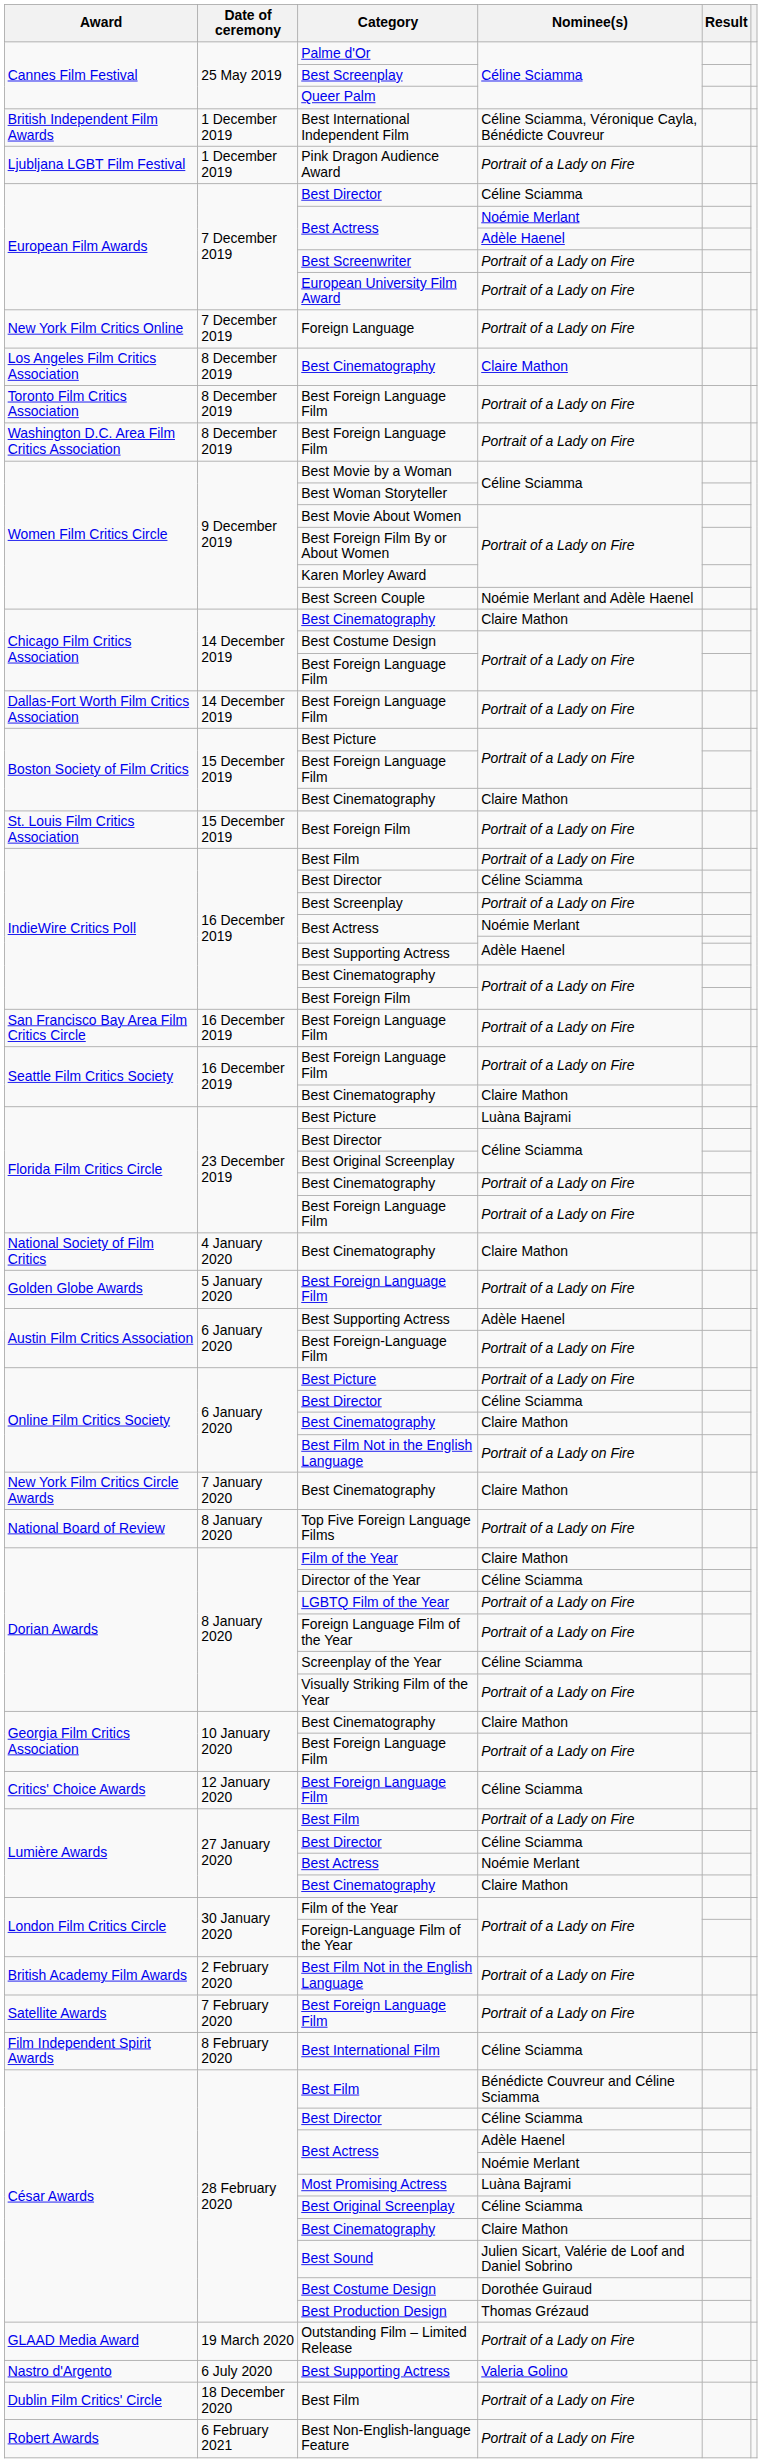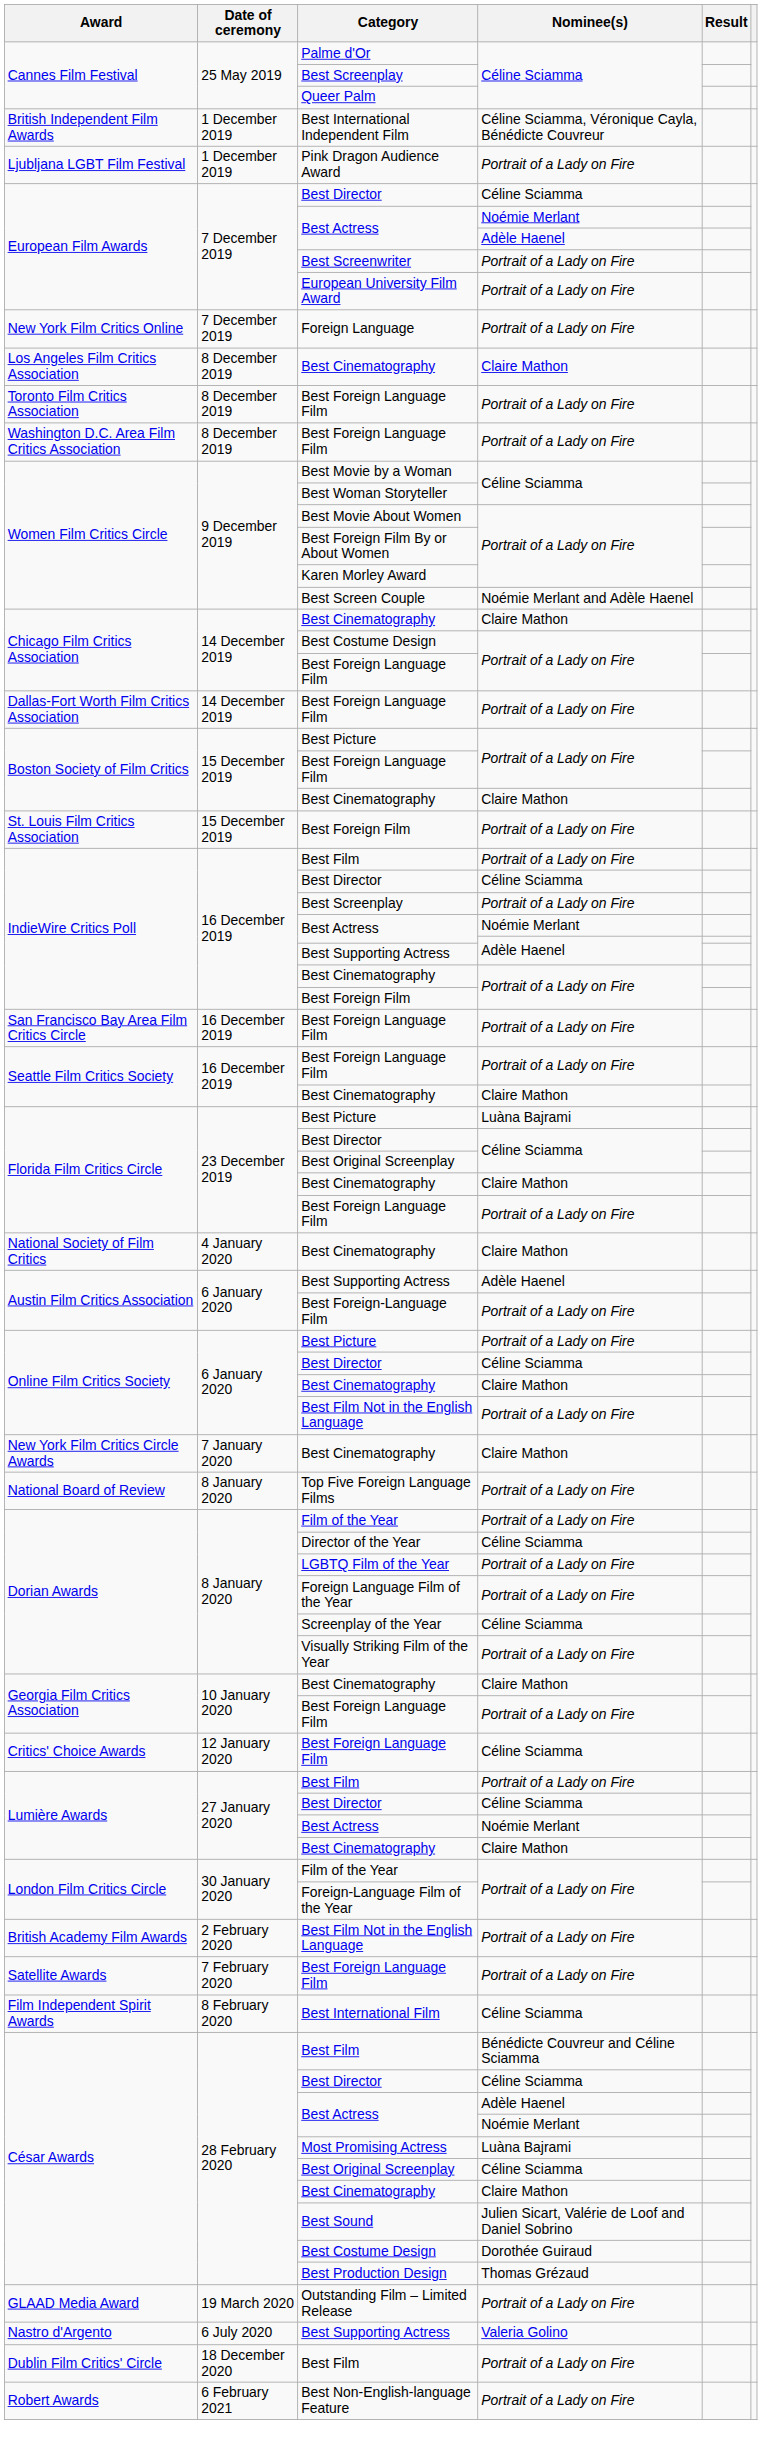(558, 1184) Portrait of a Lady on Fire -> (525, 1184) Claire Mathon
- row: (75, 1289)
(525, 1558) Claire Mathon -> (558, 1520) Portrait of a Lady on Fire
